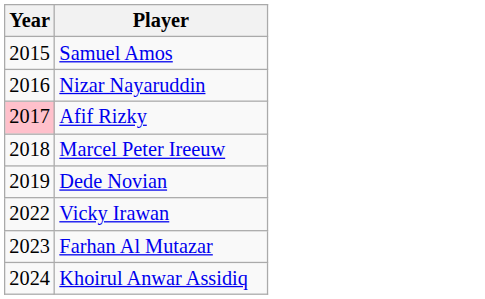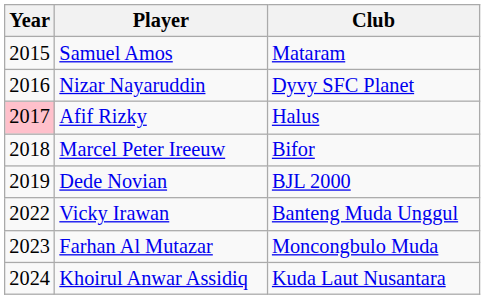+ column: (373, 20)
